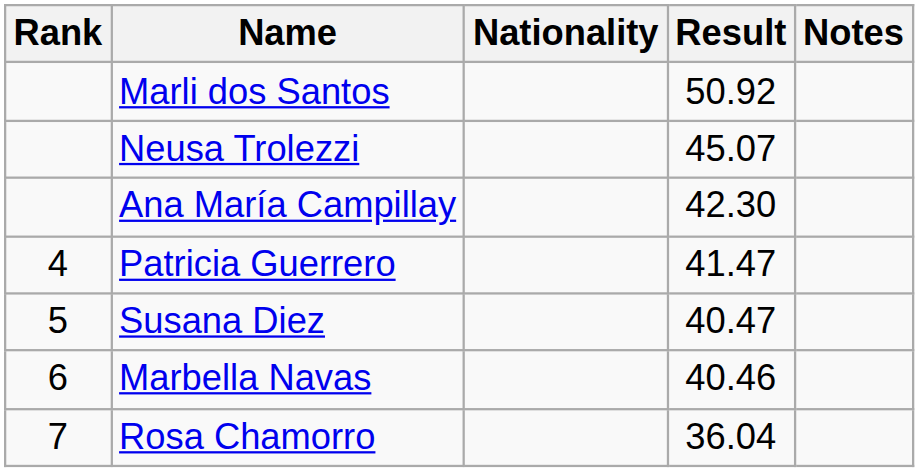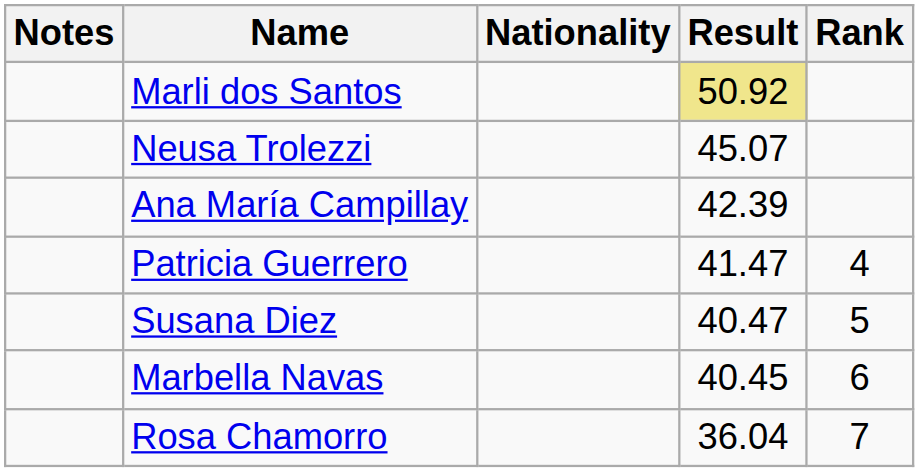columns swapped: (58, 33) <-> (854, 33)
(731, 90) no background -> (743, 90) khaki background
(731, 206) 42.30 -> (743, 206) 42.39
(731, 378) 40.46 -> (743, 378) 40.45
